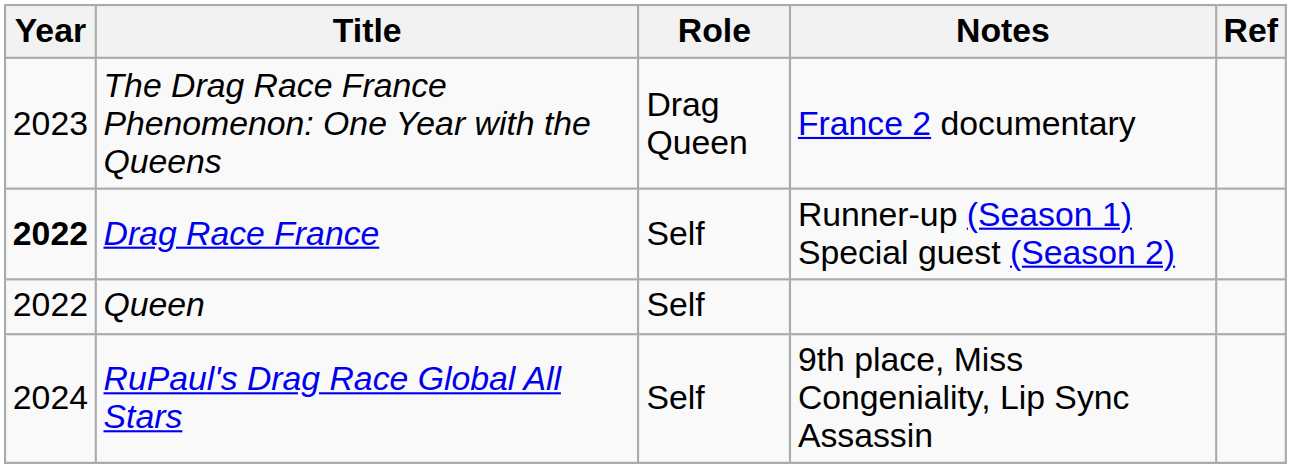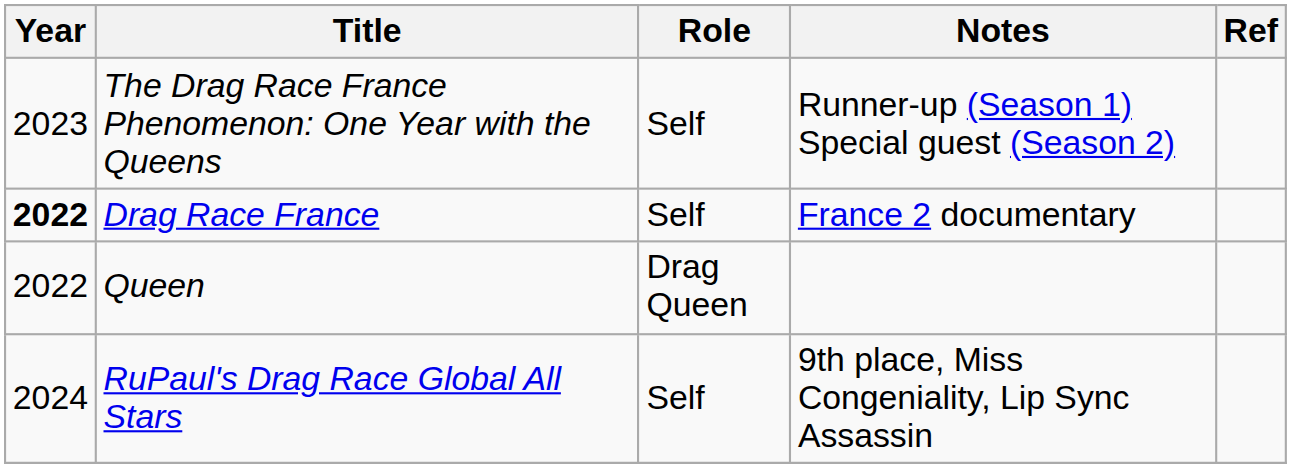(697, 122) Drag Queen -> (675, 122) Self
(967, 122) France 2 documentary -> (987, 122) Runner-up (Season 1) Special guest (Season 2)
(987, 233) Runner-up (Season 1) Special guest (Season 2) -> (967, 214) France 2 documentary
(675, 305) Self -> (697, 286) Drag Queen
